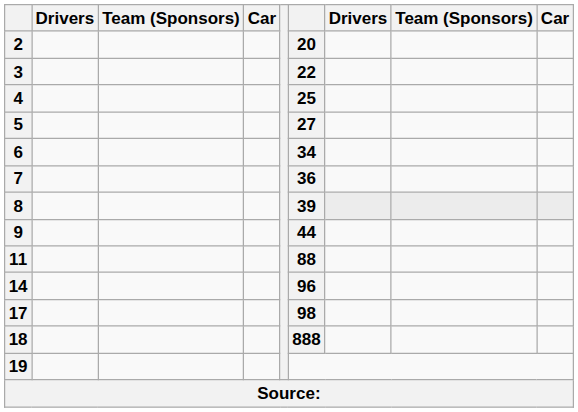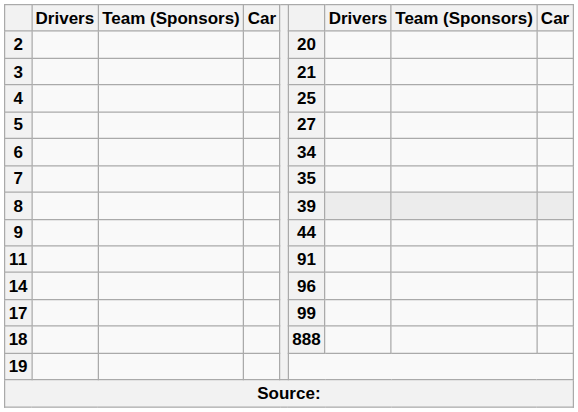(306, 71) 22 -> (306, 71) 21
(306, 178) 36 -> (306, 178) 35
(306, 259) 88 -> (306, 259) 91
(306, 312) 98 -> (306, 312) 99
